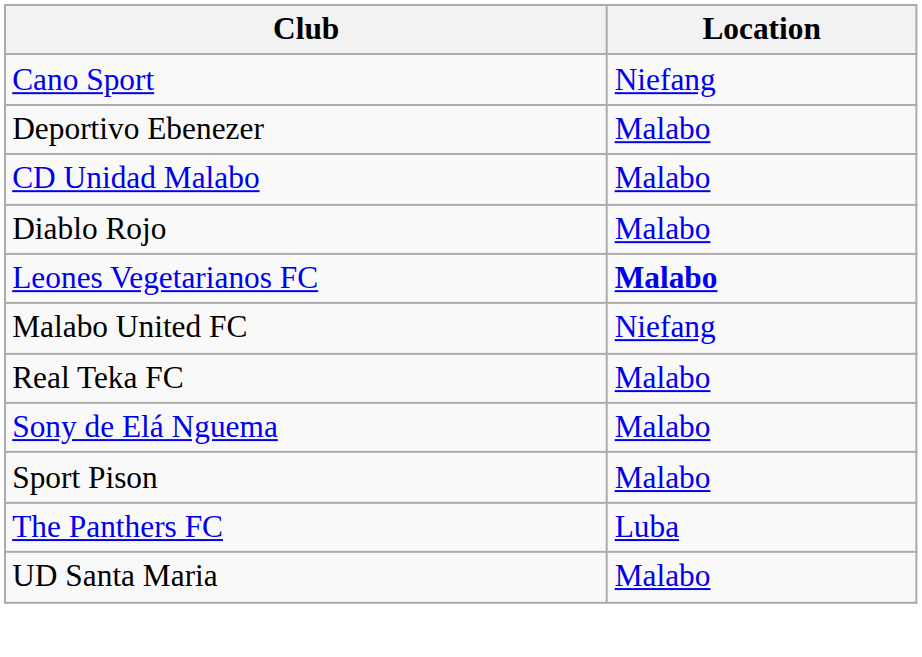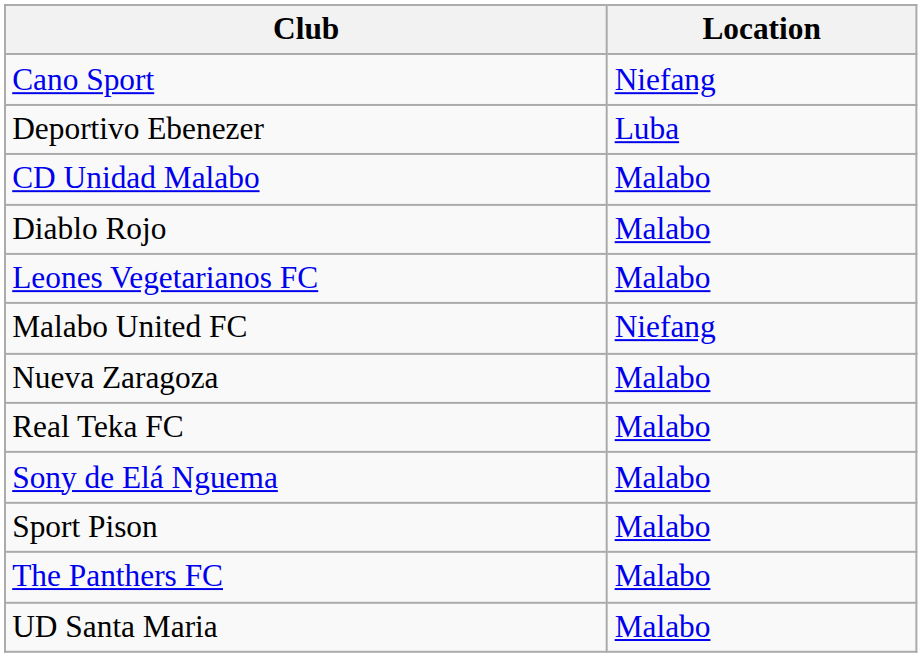(663, 128) Malabo -> (647, 128) Luba
(666, 278) bold -> (663, 278) normal
+ row: (115, 377)
(647, 526) Luba -> (663, 576) Malabo
